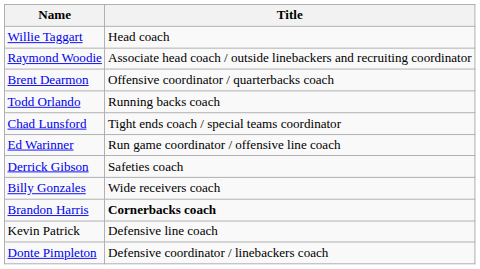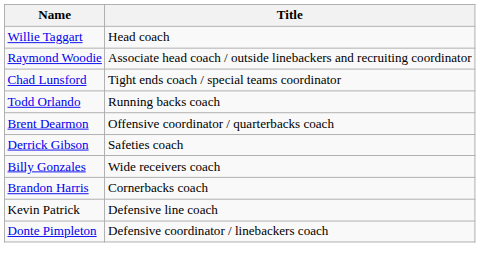rows swapped: (48, 80) <-> (47, 123)
- row: (41, 145)
(162, 210) bold -> (158, 188) normal
